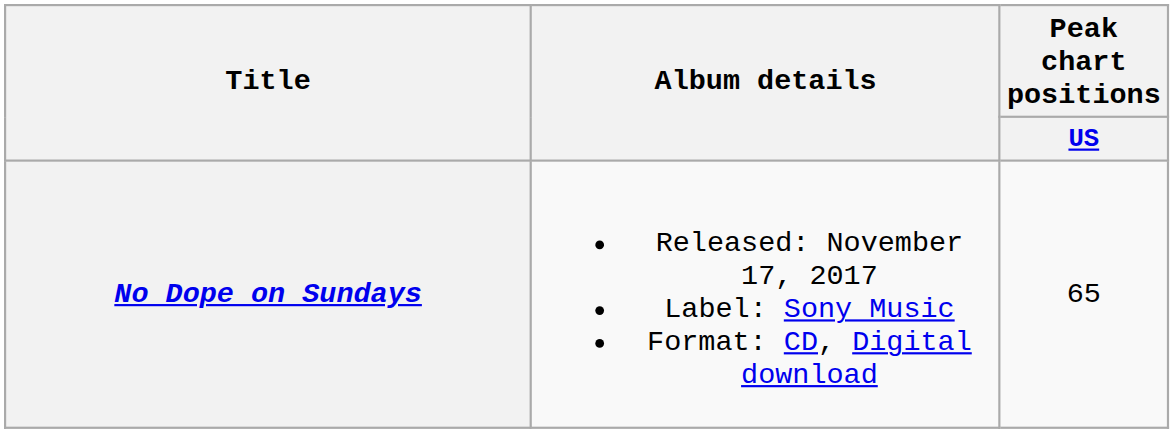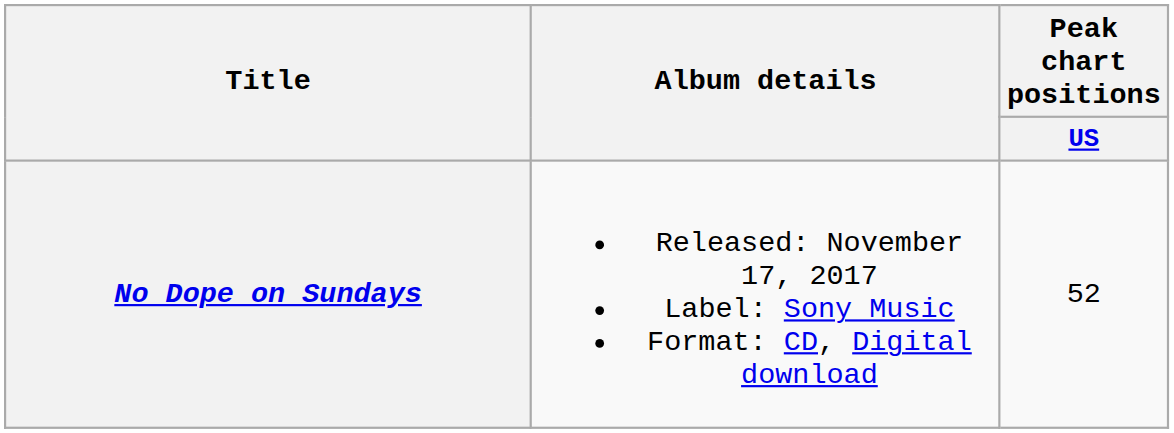(1084, 294) 65 -> (1084, 294) 52
